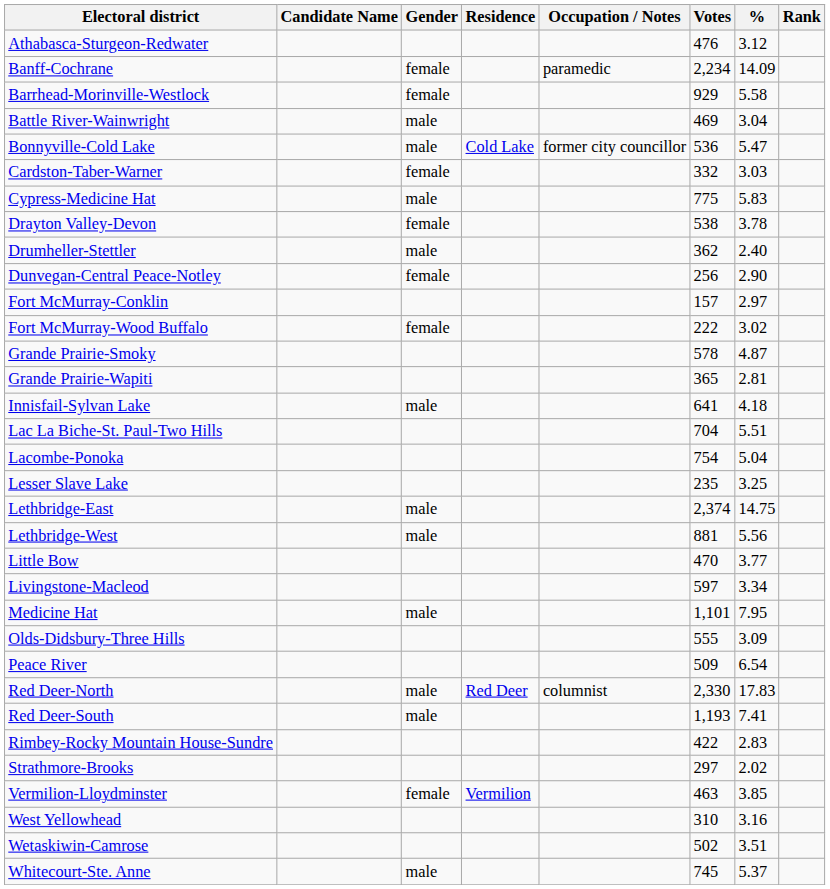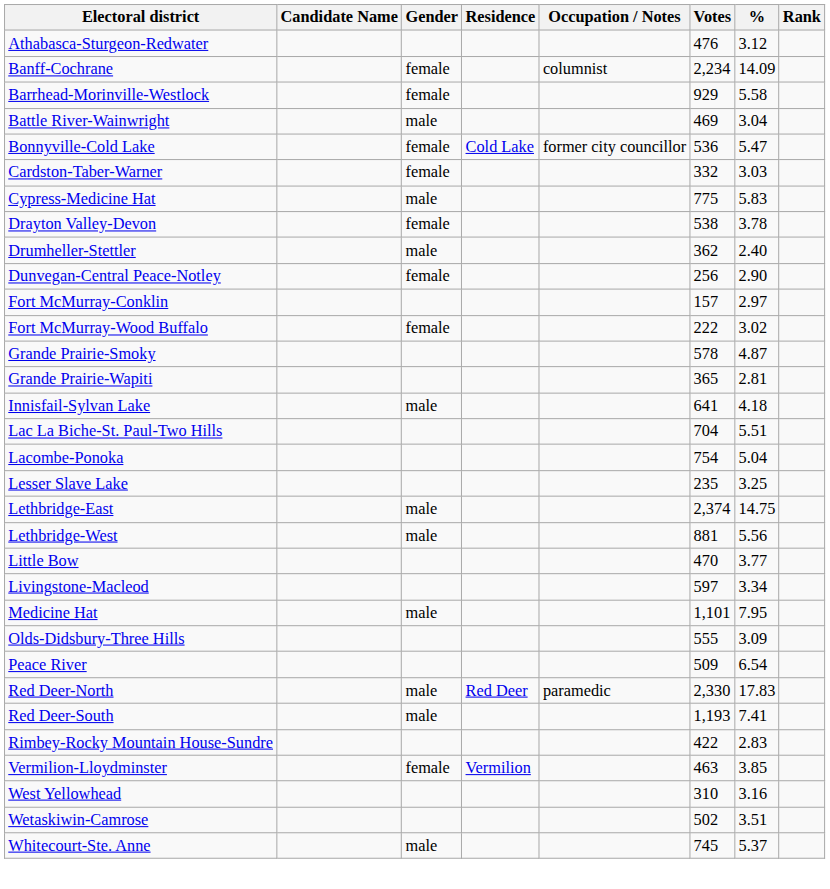(577, 69) paramedic -> (575, 69) columnist
(421, 146) male -> (428, 146) female
(575, 690) columnist -> (577, 690) paramedic
- row: (71, 768)
